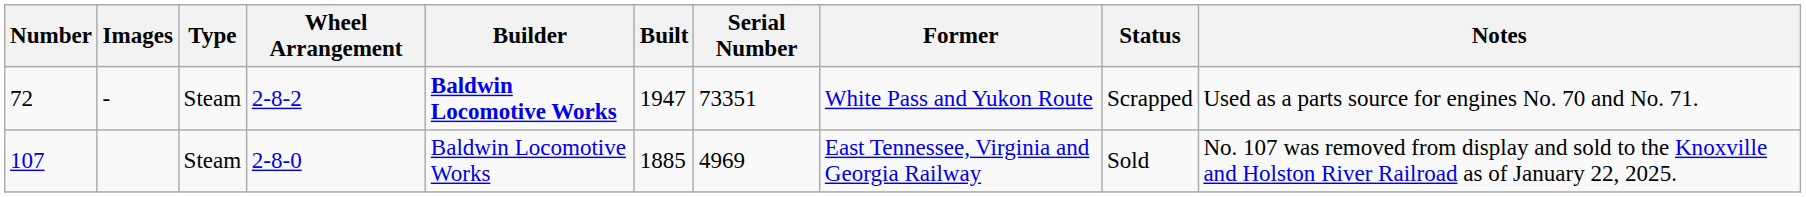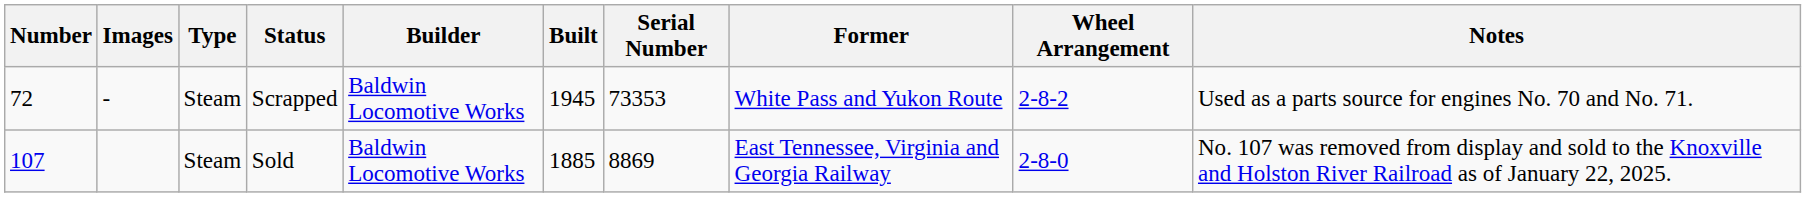columns swapped: (336, 35) <-> (1150, 35)
(524, 98) bold -> (436, 98) normal
(663, 98) 1947 -> (572, 98) 1945
(728, 98) 73351 -> (637, 98) 73353
(722, 160) 4969 -> (631, 160) 8869
